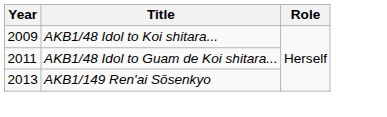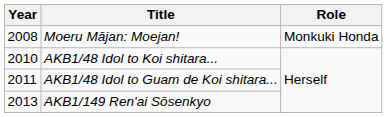+ row: (112, 36)
(23, 36) 2009 -> (23, 58) 2010
